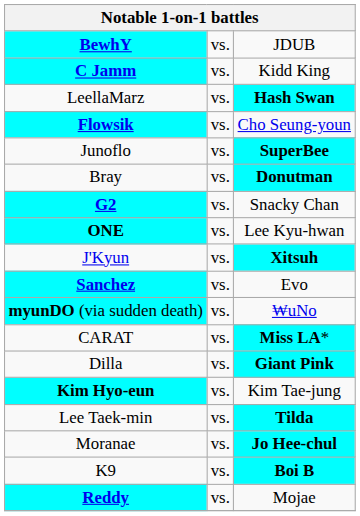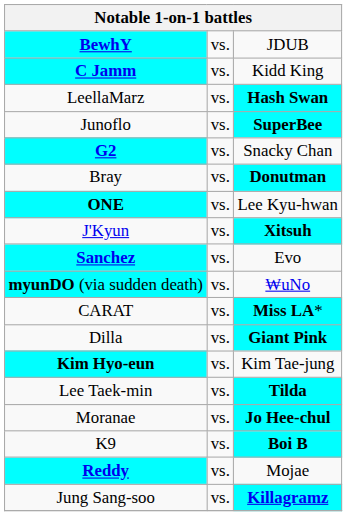- row: (106, 124)
rows swapped: (106, 177) <-> (106, 204)
+ row: (106, 497)
